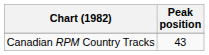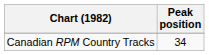(180, 42) 43 -> (180, 42) 34
